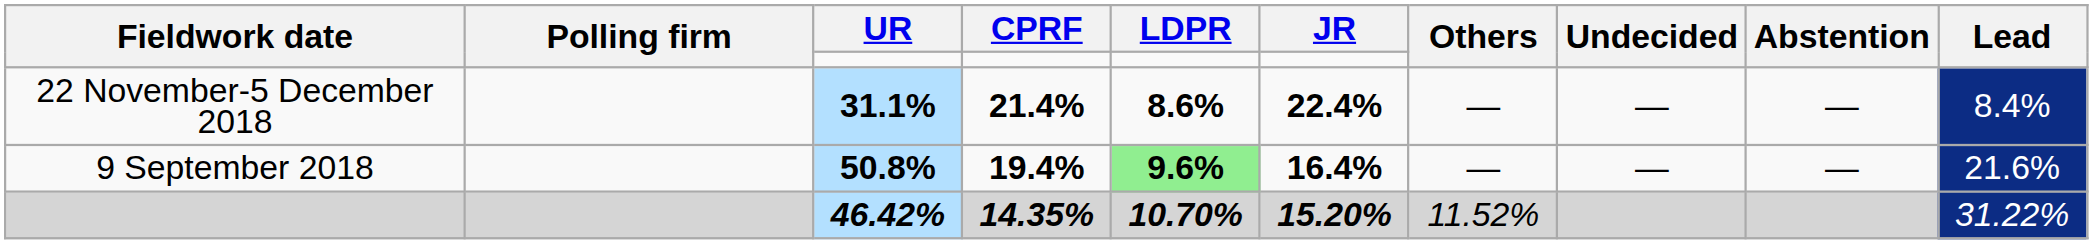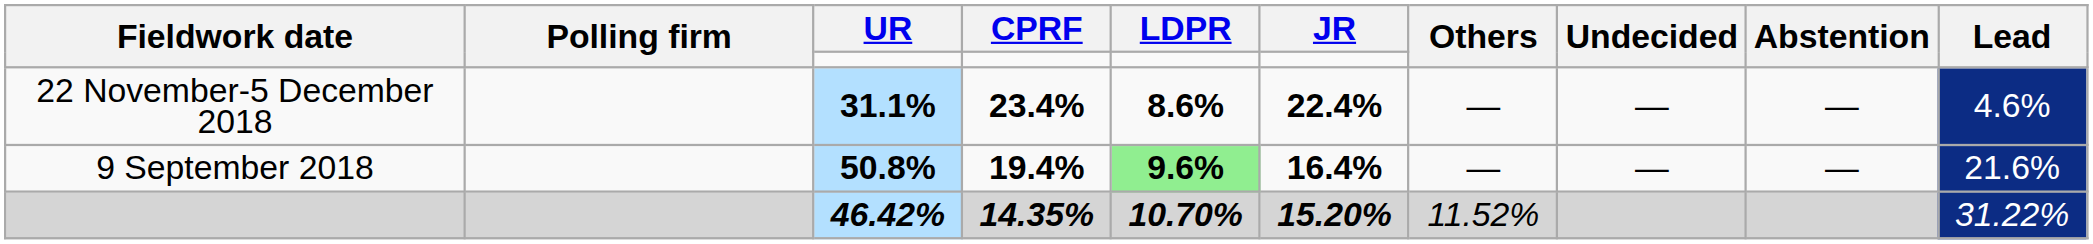(1037, 106) 21.4% -> (1037, 106) 23.4%
(2012, 106) 8.4% -> (2012, 106) 4.6%
